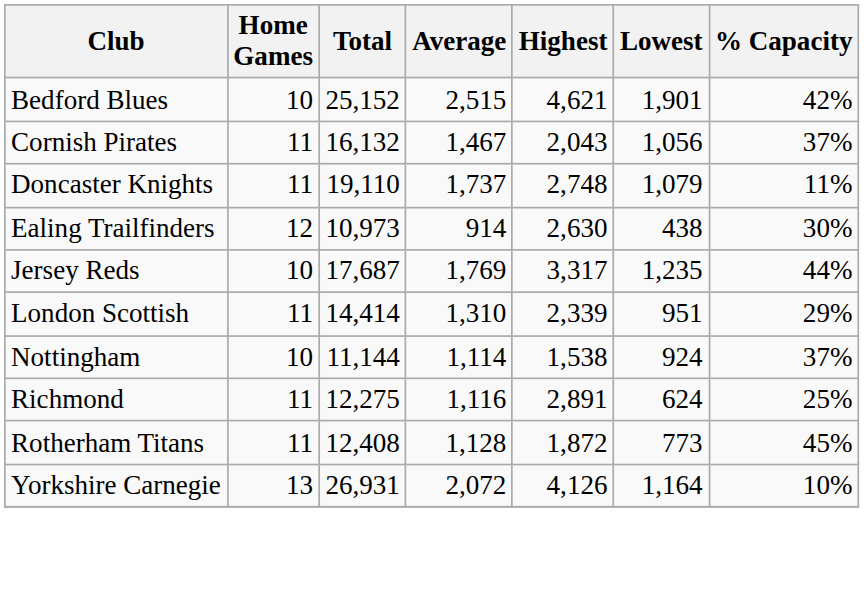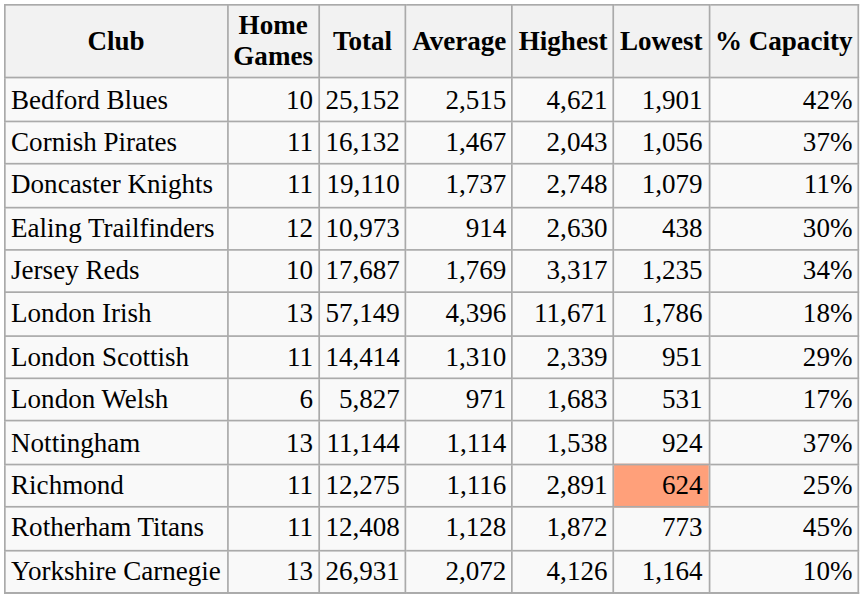(828, 270) 44% -> (828, 270) 34%
+ row: (81, 313)
+ row: (90, 399)
(299, 356) 10 -> (299, 442) 13
(682, 399) no background -> (682, 485) lightsalmon background
